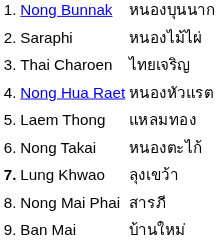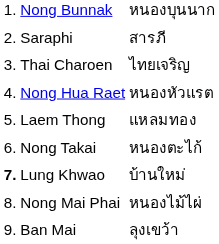(165, 37) หนองไม้ไผ่ -> (147, 37) สารภี
(154, 175) ลุงเขว้า -> (157, 175) บ้านใหม่
(147, 203) สารภี -> (165, 203) หนองไม้ไผ่
(157, 230) บ้านใหม่ -> (154, 230) ลุงเขว้า
